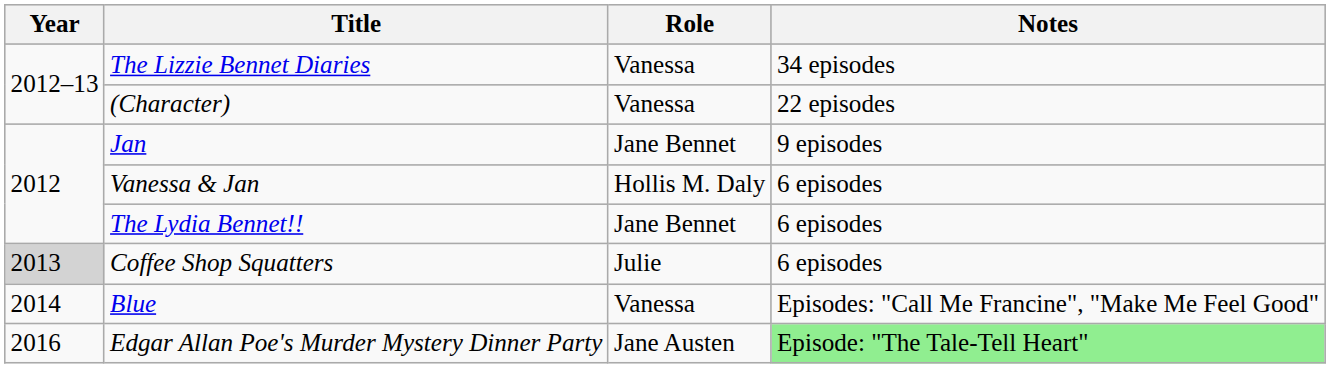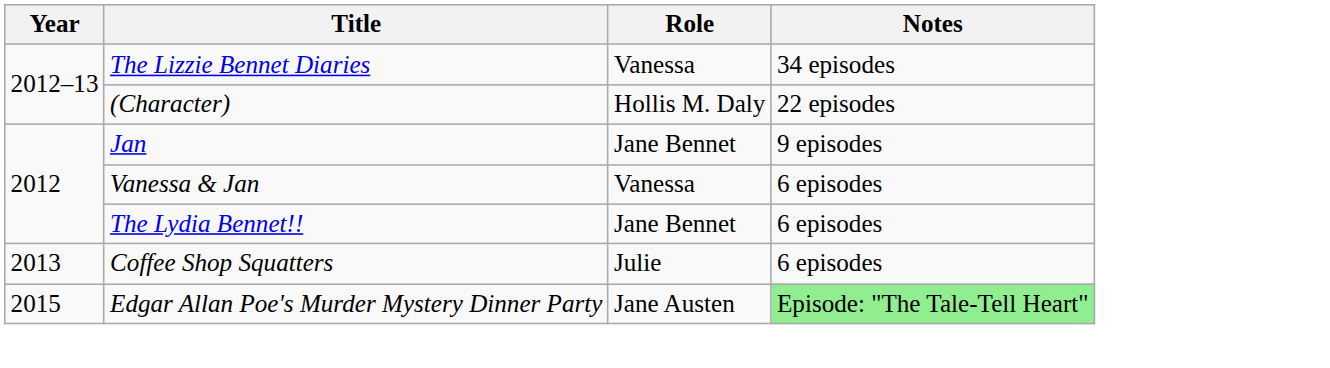(654, 104) Vanessa -> (690, 104) Hollis M. Daly
(690, 183) Hollis M. Daly -> (654, 183) Vanessa
(36, 263) lightgrey background -> (36, 263) no background
- row: (133, 303)
(36, 343) 2016 -> (36, 303) 2015
